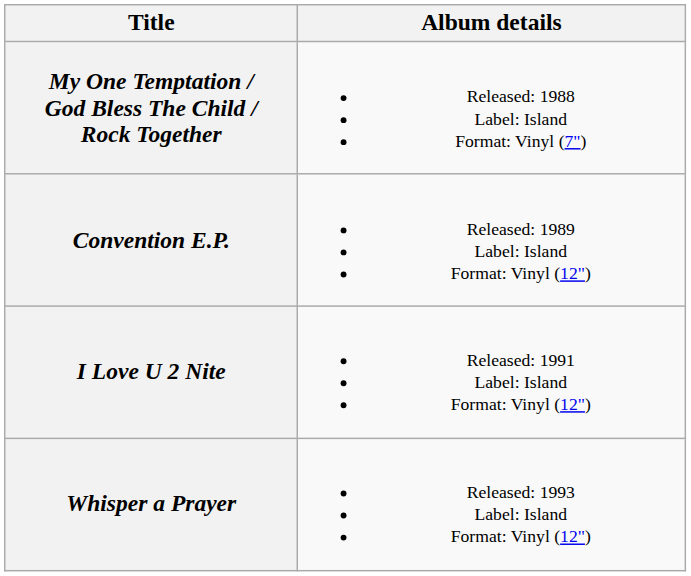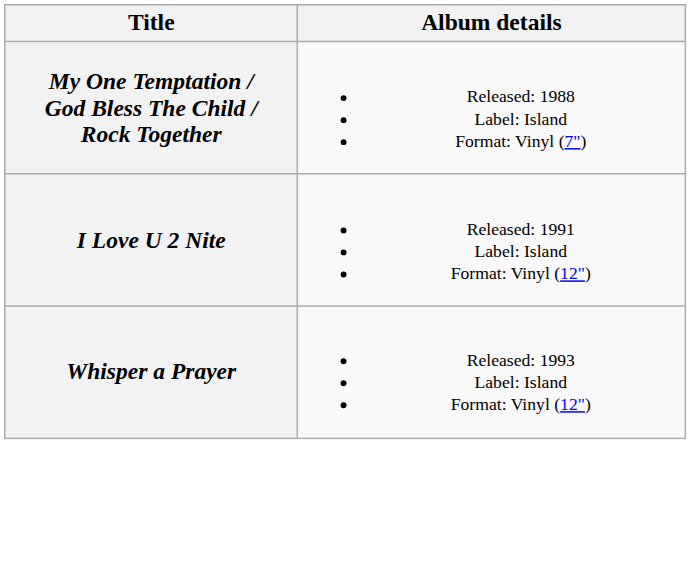- row: (151, 239)
